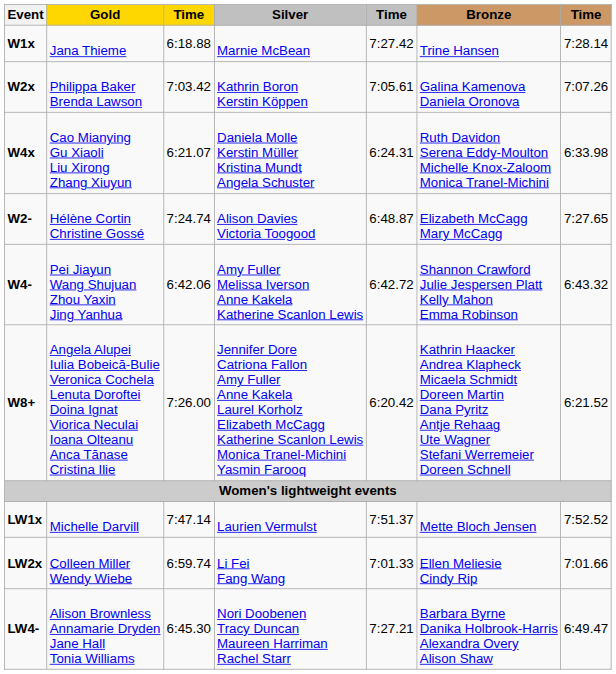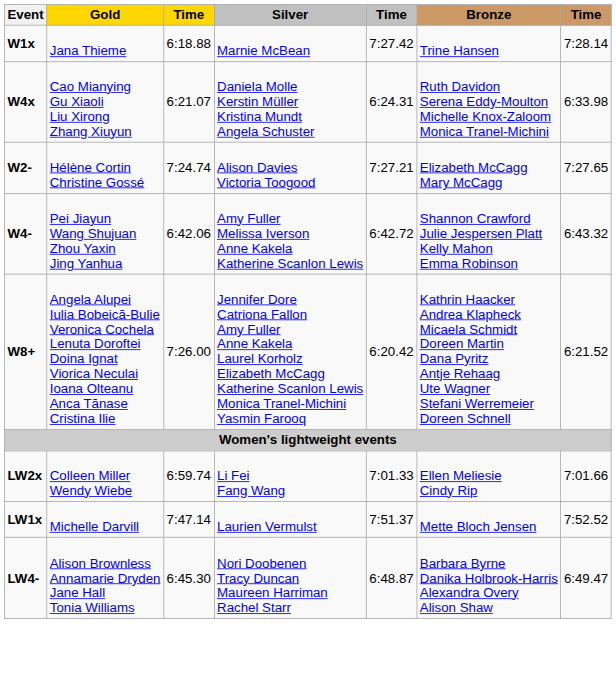- row: (21, 87)
(391, 218) 6:48.87 -> (391, 167) 7:27.21
rows swapped: (25, 519) <-> (25, 563)
(391, 629) 7:27.21 -> (391, 578) 6:48.87
